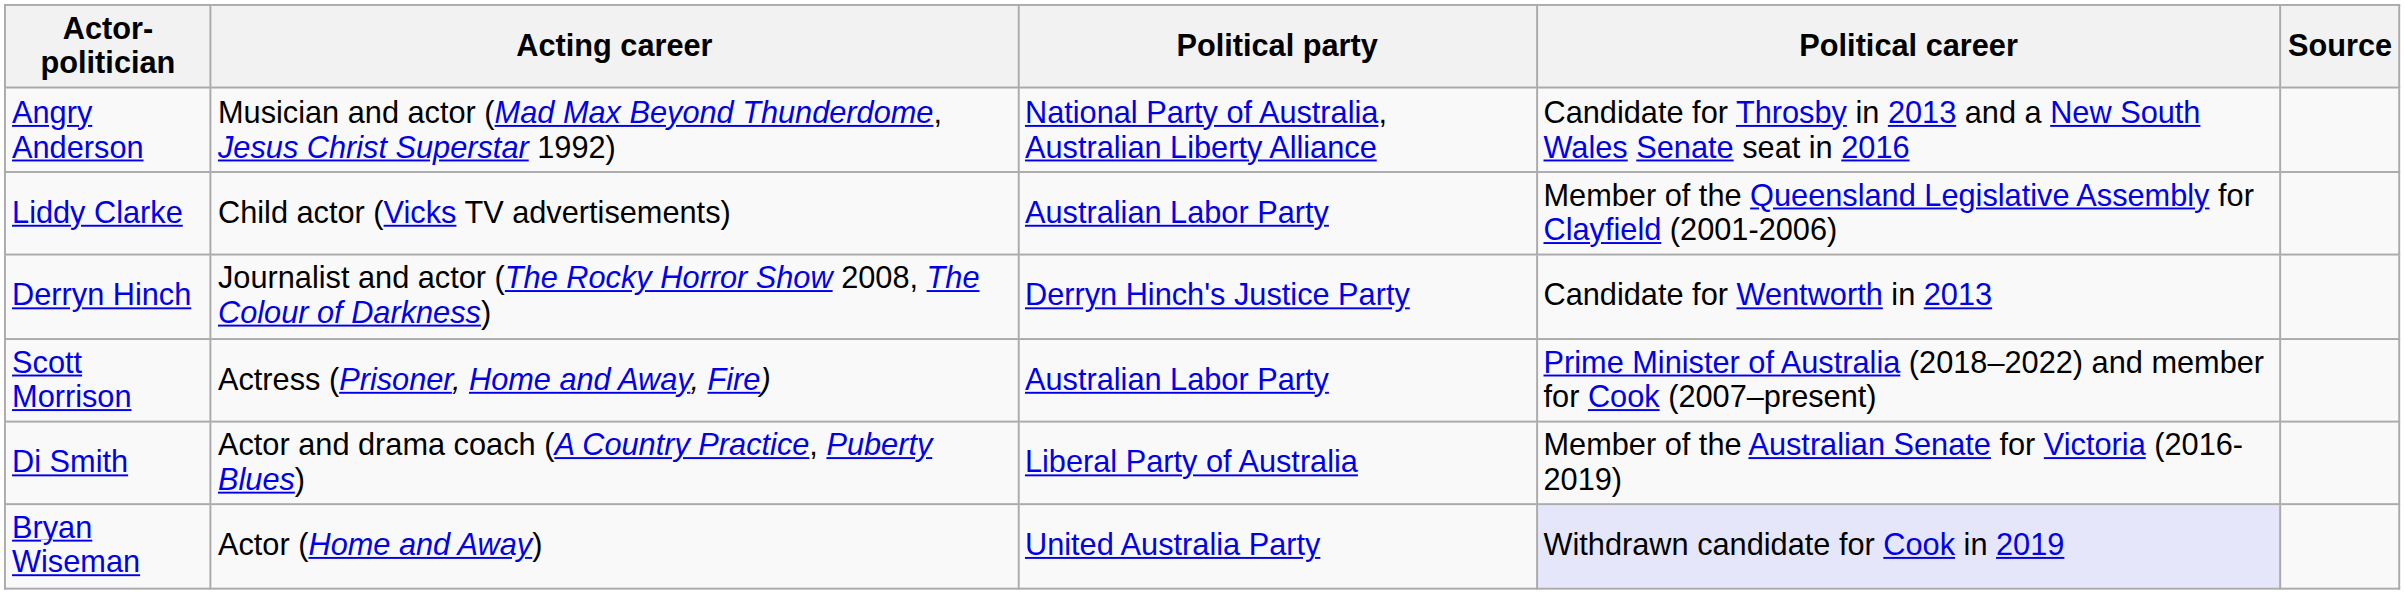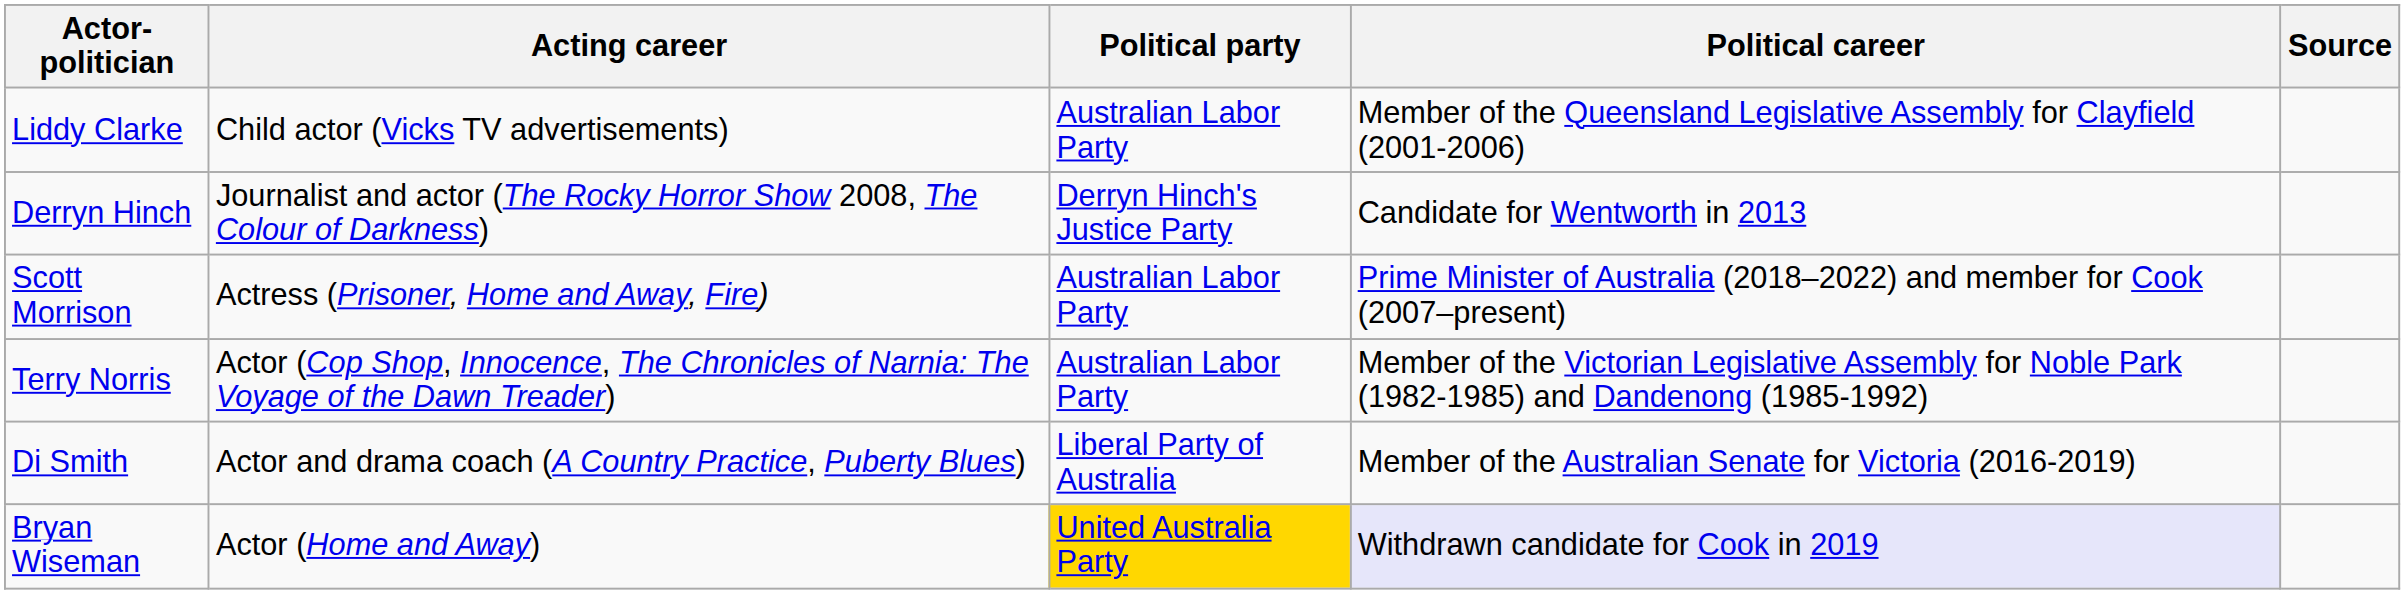- row: (78, 129)
+ row: (91, 379)
(1173, 545) no background -> (1164, 545) gold background
